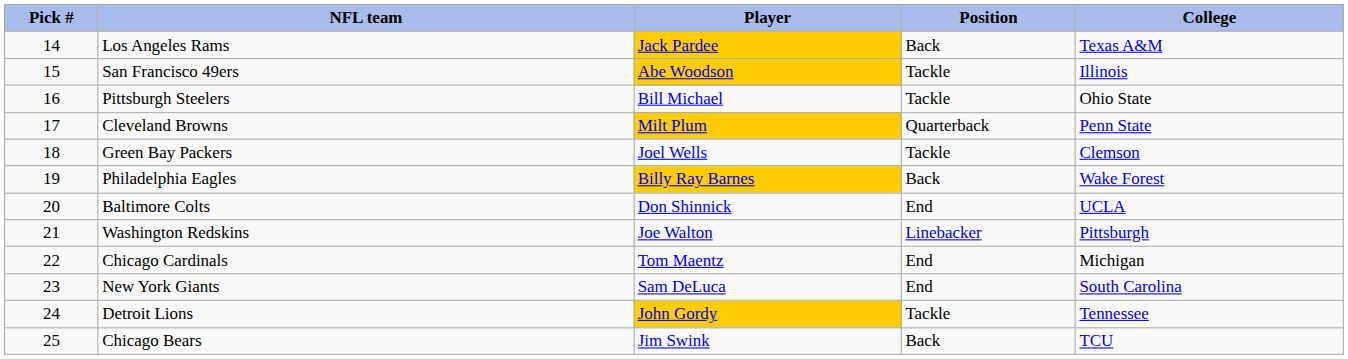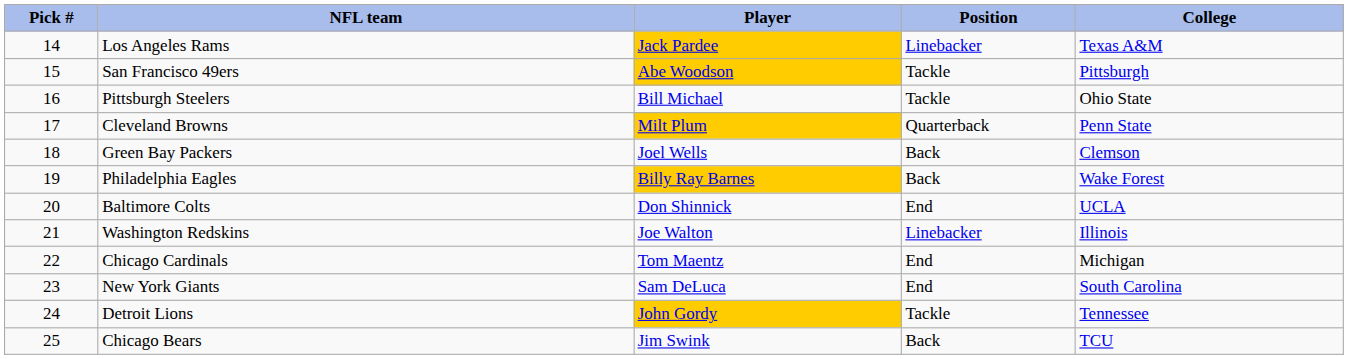(923, 44) Back -> (944, 44) Linebacker
(1103, 71) Illinois -> (1114, 71) Pittsburgh
(928, 152) Tackle -> (923, 152) Back
(1114, 233) Pittsburgh -> (1103, 233) Illinois
